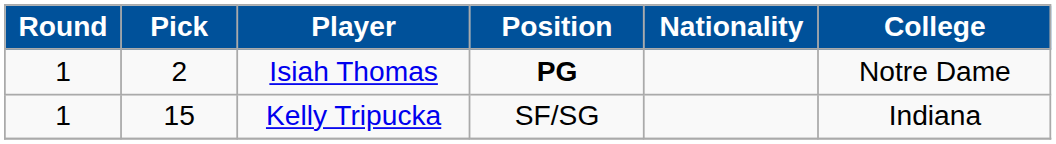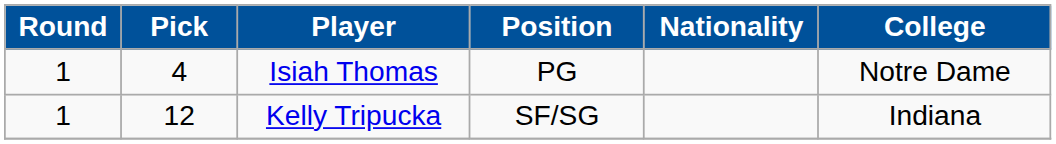(179, 71) 2 -> (179, 71) 4
(557, 71) bold -> (557, 71) normal
(179, 116) 15 -> (179, 116) 12
